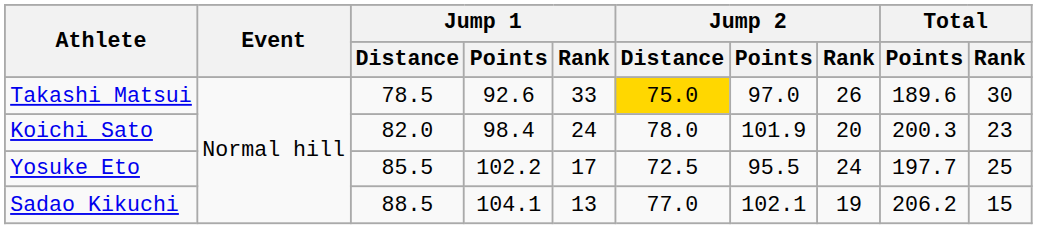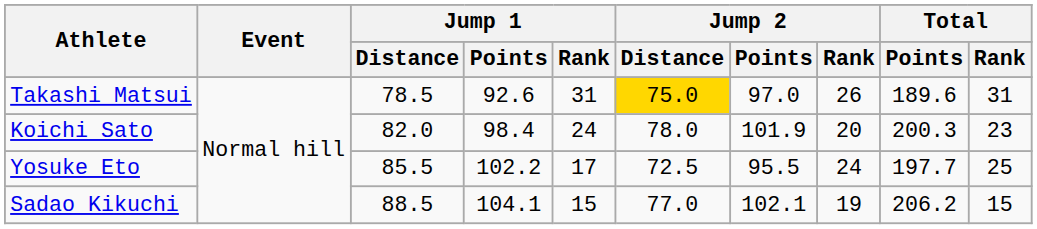(584, 96) 33 -> (584, 96) 31
(1000, 96) 30 -> (1000, 96) 31
(584, 205) 13 -> (584, 205) 15
